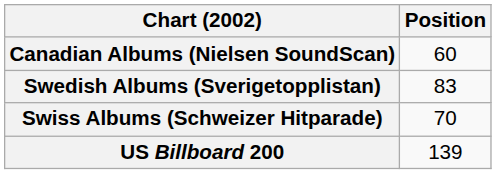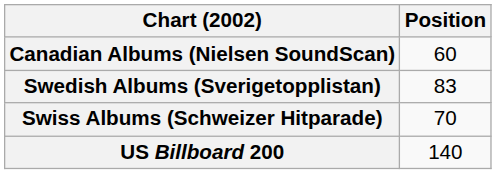(445, 151) 139 -> (445, 151) 140
